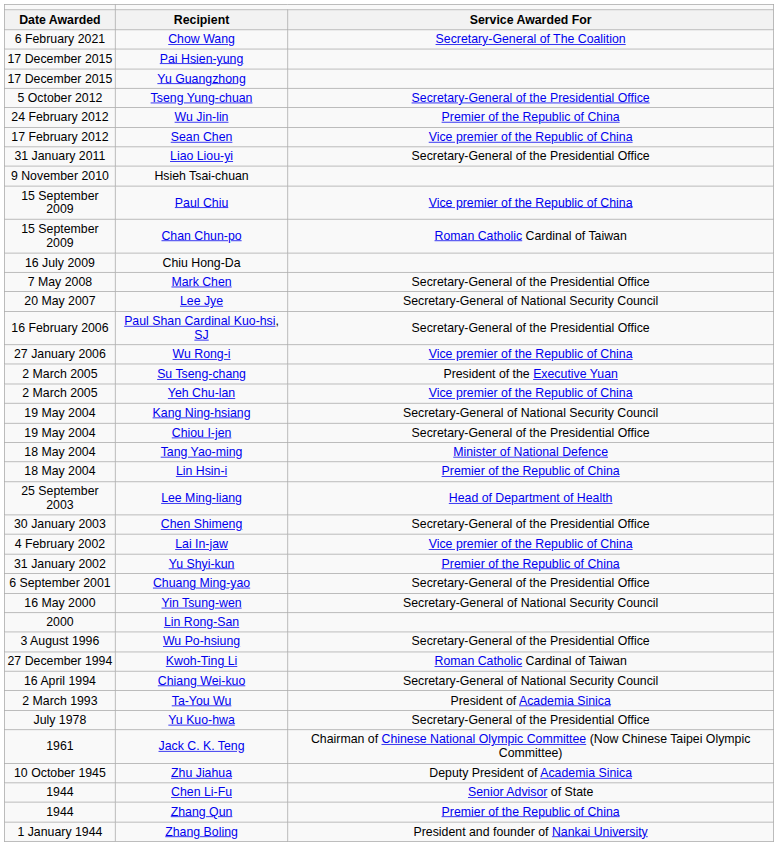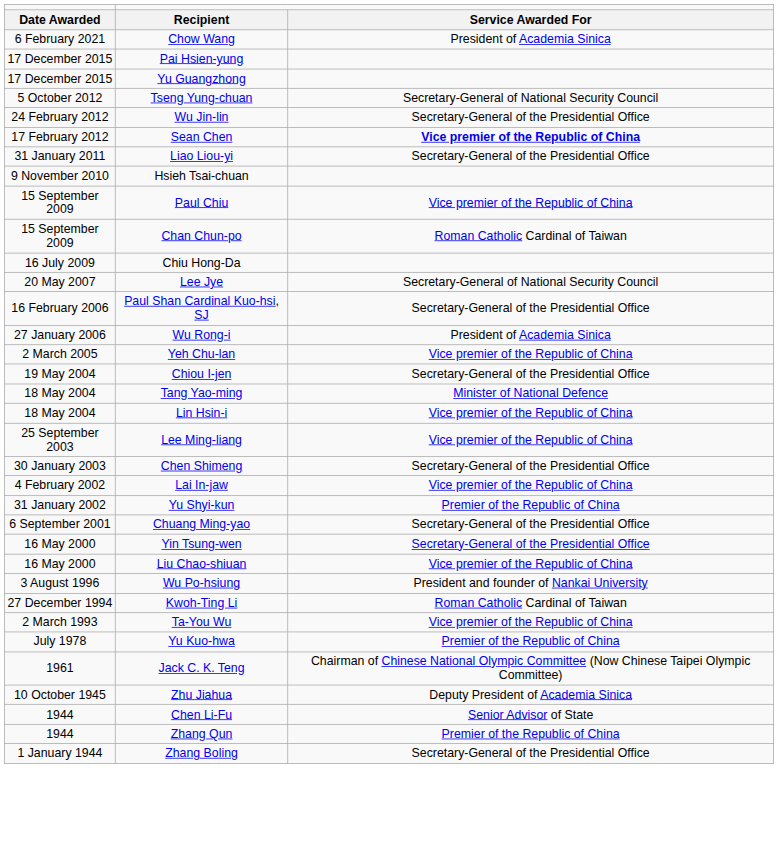(531, 39) Secretary-General of The Coalition -> (531, 39) President of Academia Sinica
(531, 98) Secretary-General of the Presidential Office -> (531, 98) Secretary-General of National Security Council
(531, 117) Premier of the Republic of China -> (531, 117) Secretary-General of the Presidential Office
(531, 137) normal -> (531, 137) bold
- row: (202, 282)
(531, 354) Vice premier of the Republic of China -> (531, 335) President of Academia Sinica
- row: (202, 374)
- row: (202, 413)
(531, 471) Premier of the Republic of China -> (531, 413) Vice premier of the Republic of China
(531, 498) Head of Department of Health -> (531, 439) Vice premier of the Republic of China
(531, 602) Secretary-General of National Security Council -> (531, 544) Secretary-General of the Presidential Office
+ row: (202, 563)
- row: (202, 622)
(531, 642) Secretary-General of the Presidential Office -> (531, 583) President and founder of Nankai University
- row: (202, 681)
(531, 700) President of Academia Sinica -> (531, 622) Vice premier of the Republic of China
(531, 720) Secretary-General of the Presidential Office -> (531, 642) Premier of the Republic of China
(531, 831) President and founder of Nankai University -> (531, 753) Secretary-General of the Presidential Office
